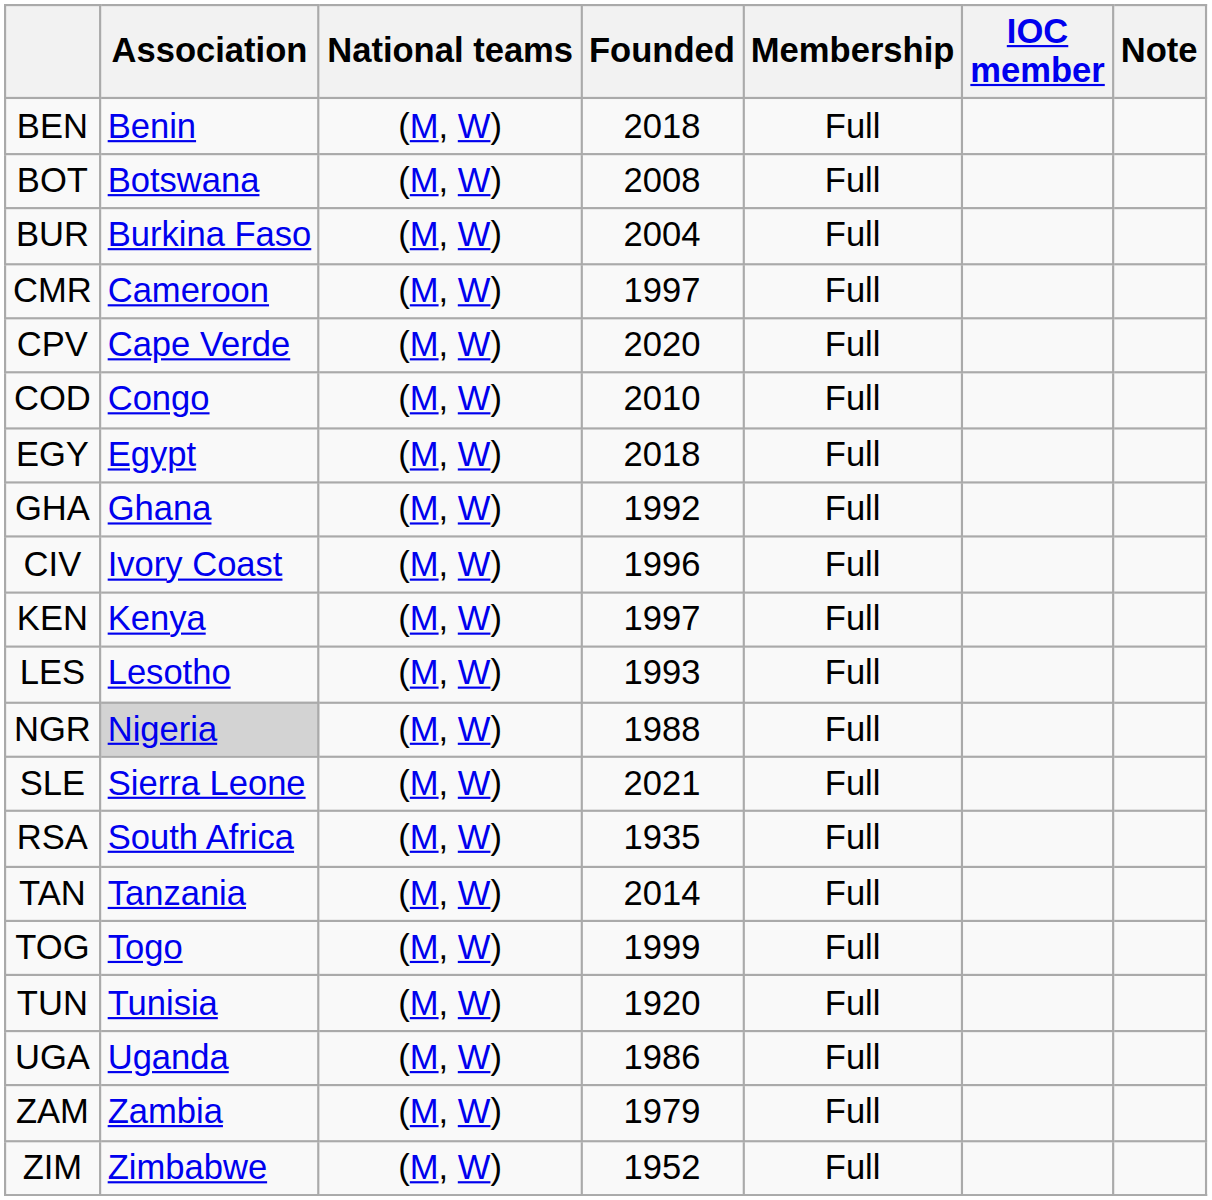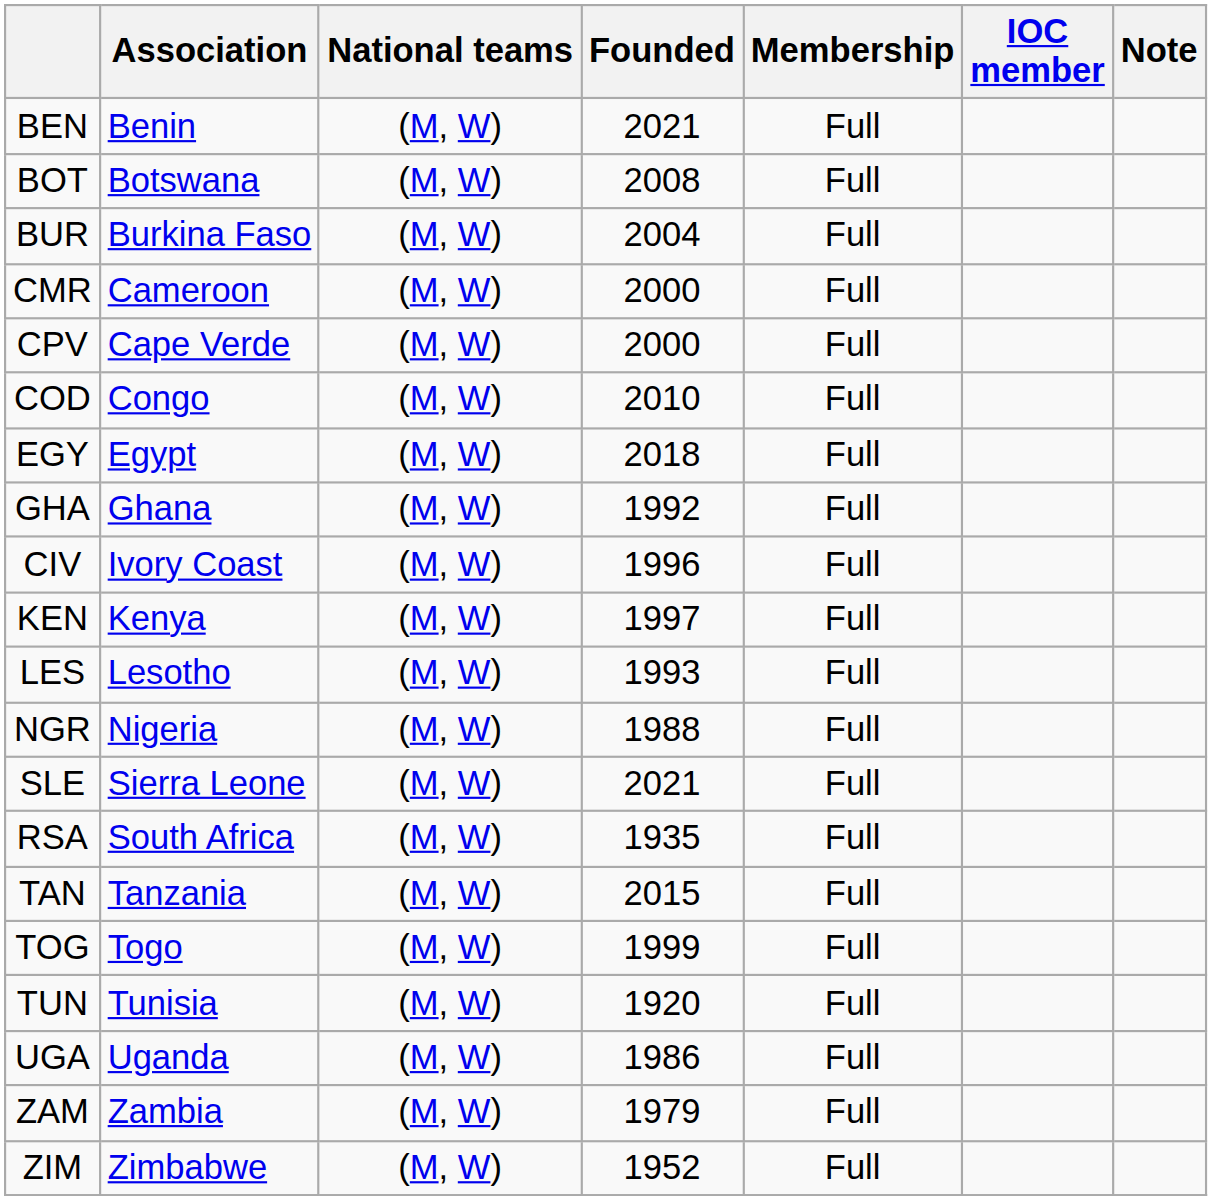(662, 125) 2018 -> (662, 125) 2021
(662, 290) 1997 -> (662, 290) 2000
(662, 344) 2020 -> (662, 344) 2000
(162, 728) lightgrey background -> (162, 728) no background
(662, 892) 2014 -> (662, 892) 2015
